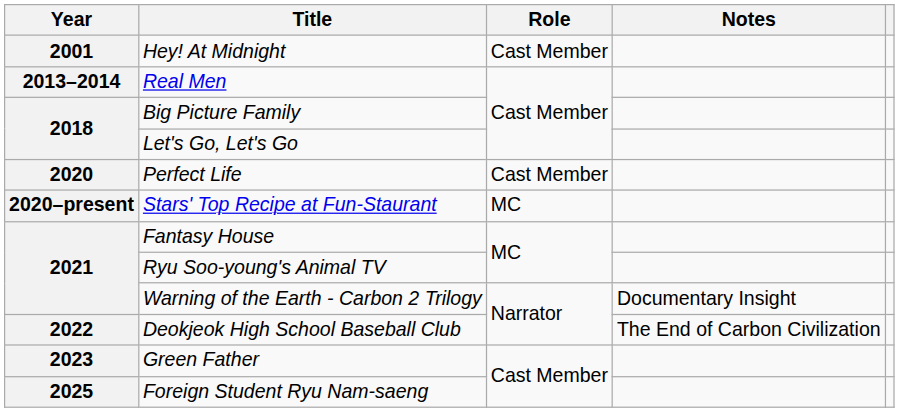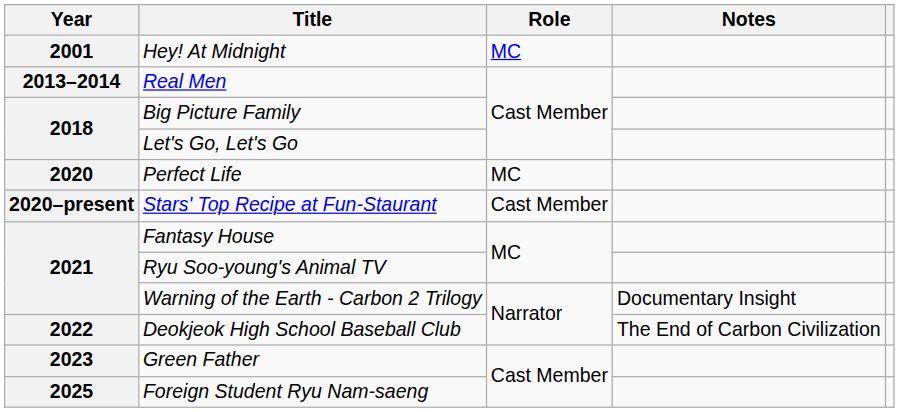(549, 50) Cast Member -> (506, 50) MC
(549, 174) Cast Member -> (506, 174) MC
(506, 205) MC -> (549, 205) Cast Member
